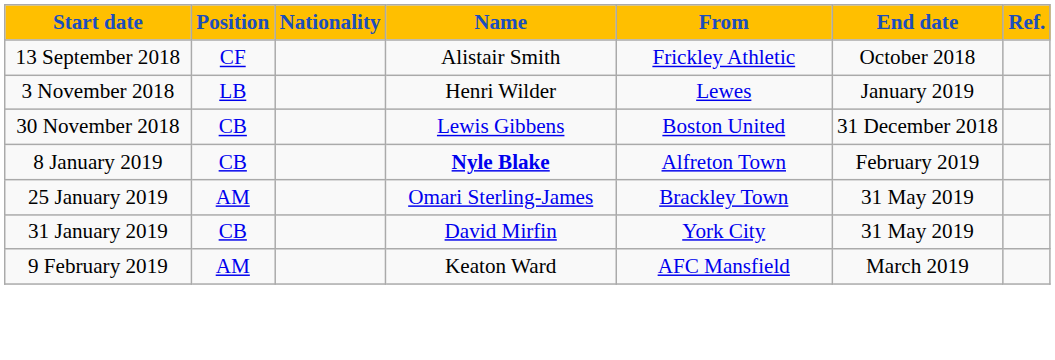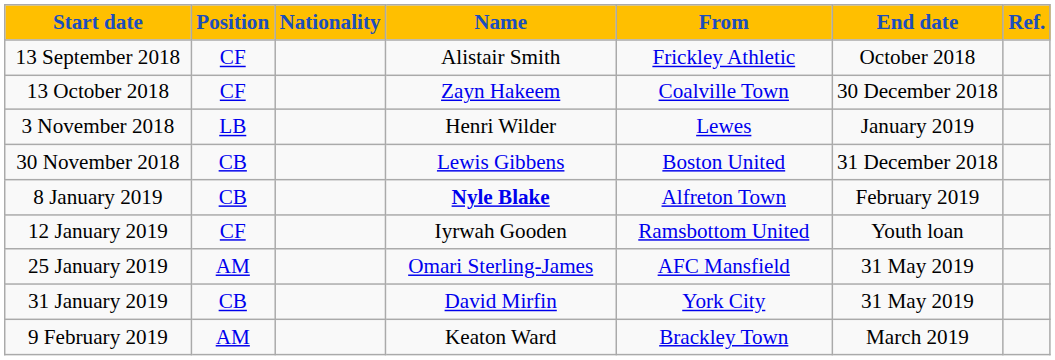+ row: (98, 92)
+ row: (98, 231)
(724, 196) Brackley Town -> (724, 266) AFC Mansfield
(724, 266) AFC Mansfield -> (724, 336) Brackley Town
